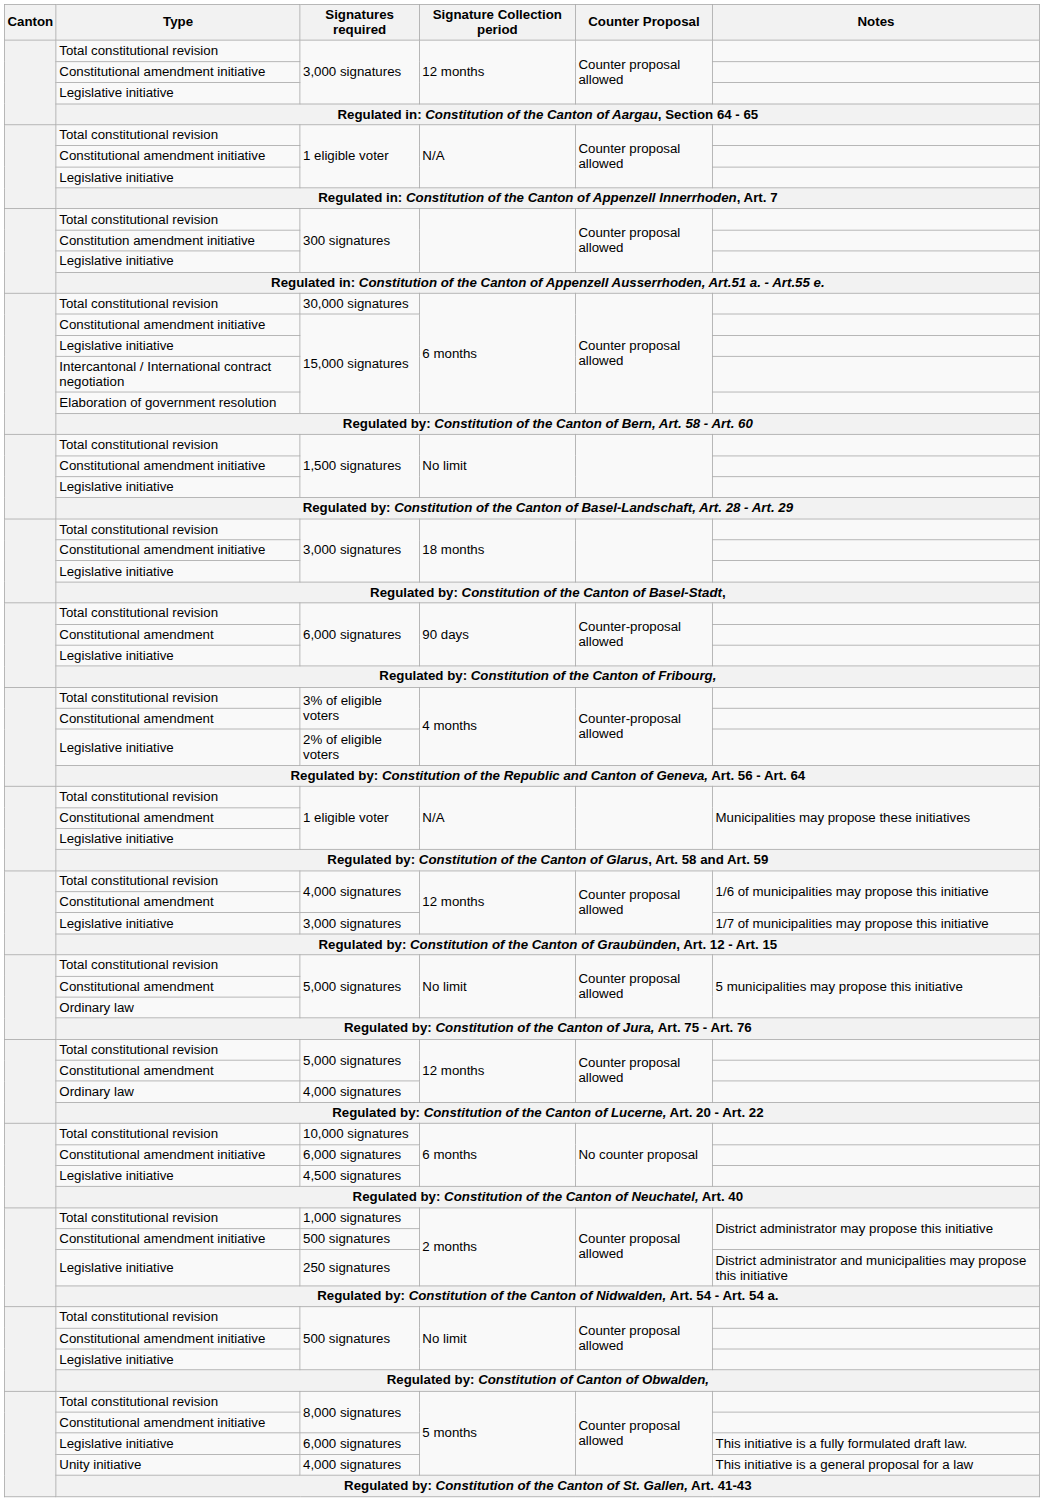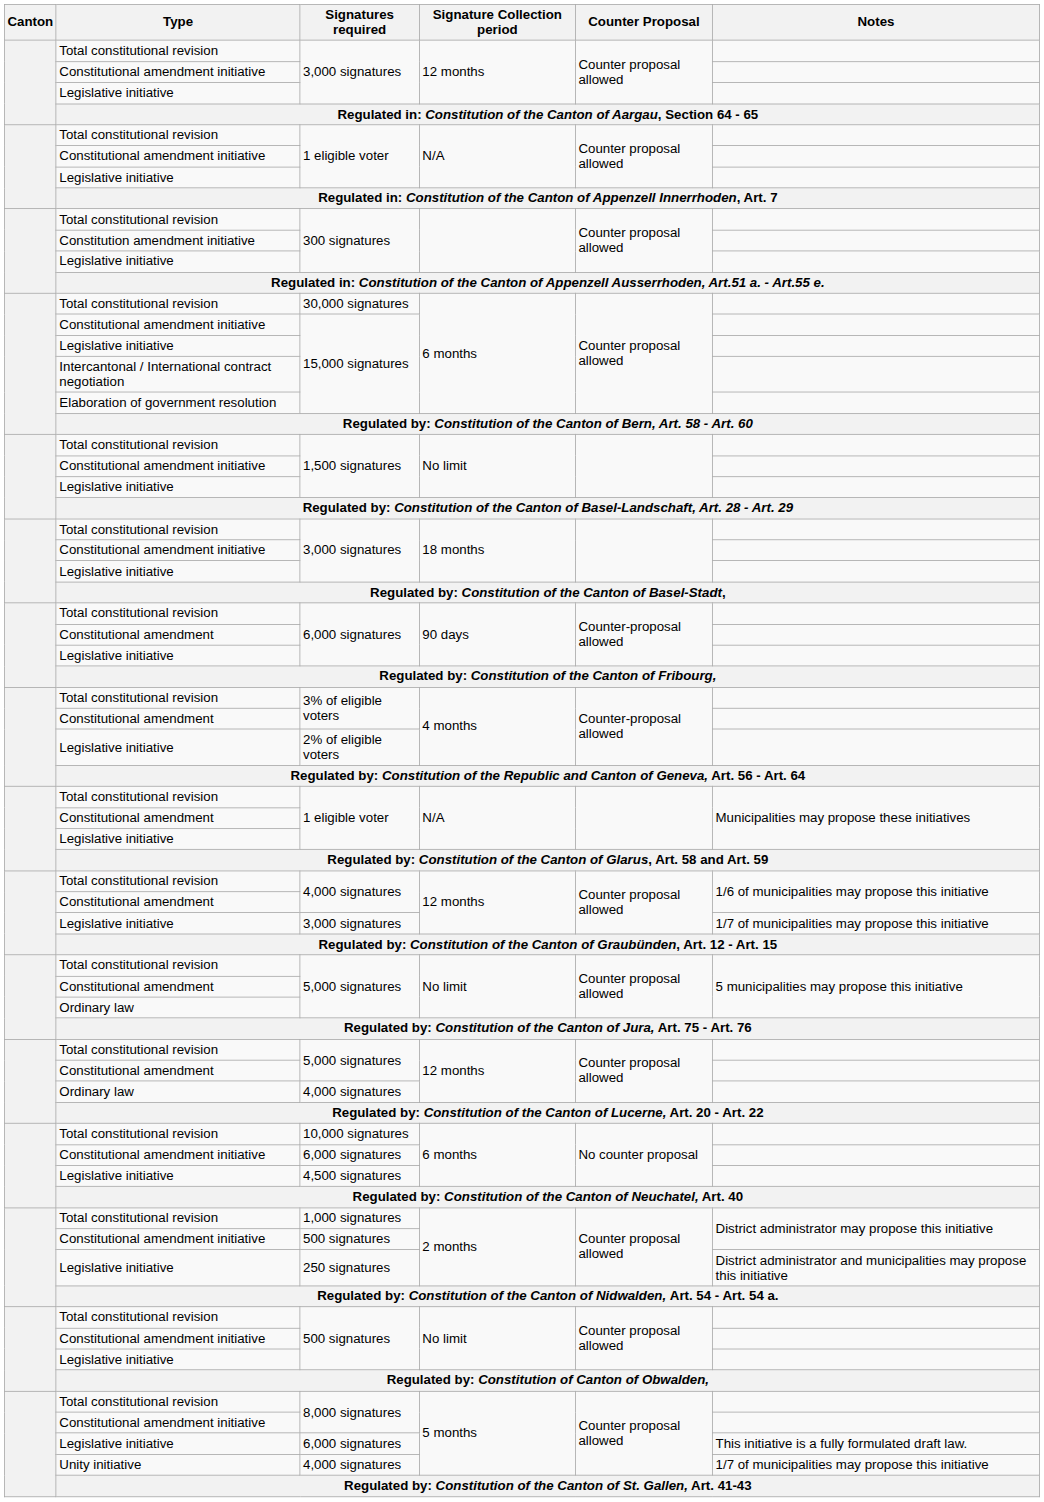(844, 1464) This initiative is a general proposal for a law -> (852, 1464) 1/7 of municipalities may propose this initiative
